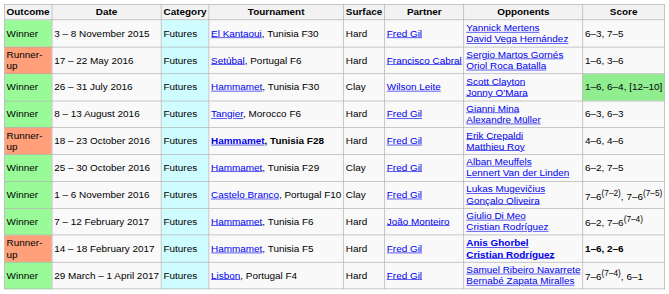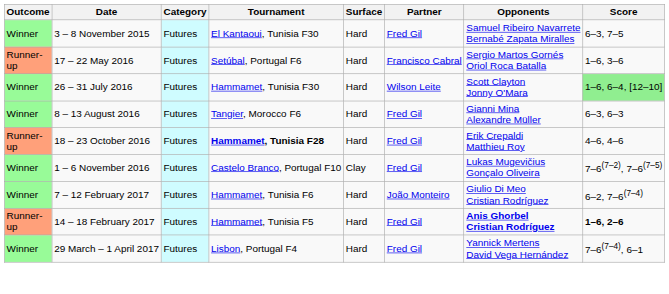(517, 33) Yannick Mertens David Vega Hernández -> (523, 33) Samuel Ribeiro Navarrete Bernabé Zapata Miralles
(356, 87) Clay -> (357, 87) Hard
- row: (102, 168)
(523, 275) Samuel Ribeiro Navarrete Bernabé Zapata Miralles -> (517, 248) Yannick Mertens David Vega Hernández
